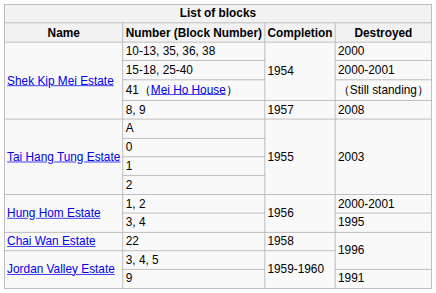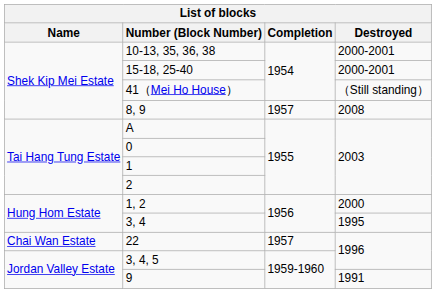(351, 51) 2000 -> (366, 51) 2000-2001
(366, 203) 2000-2001 -> (351, 203) 2000
(281, 241) 1958 -> (281, 241) 1957
